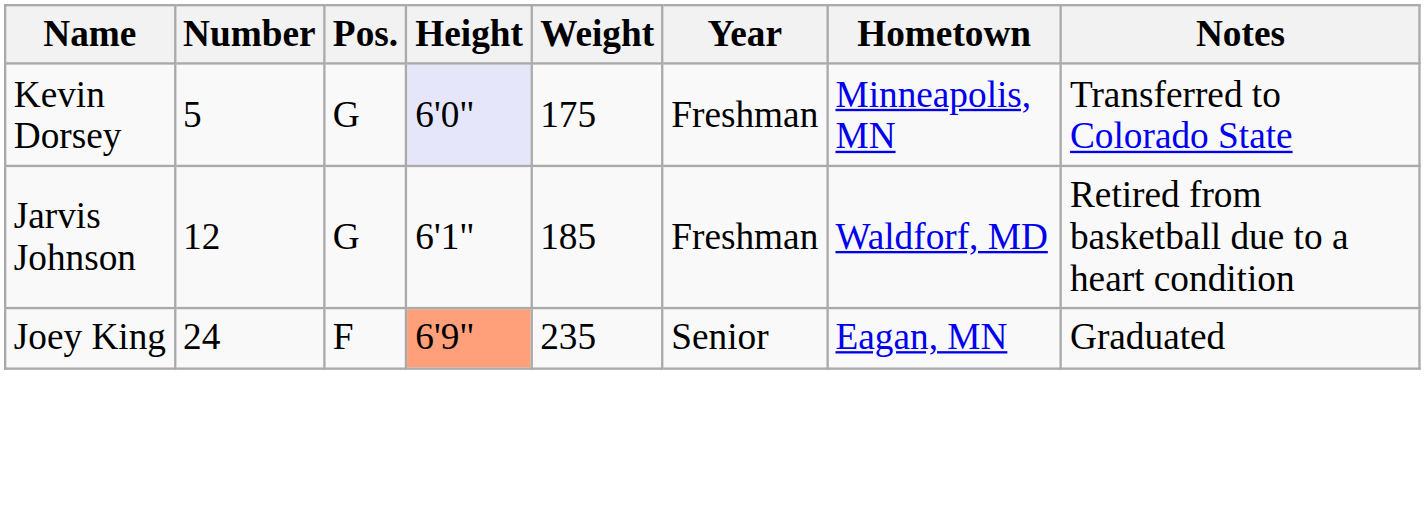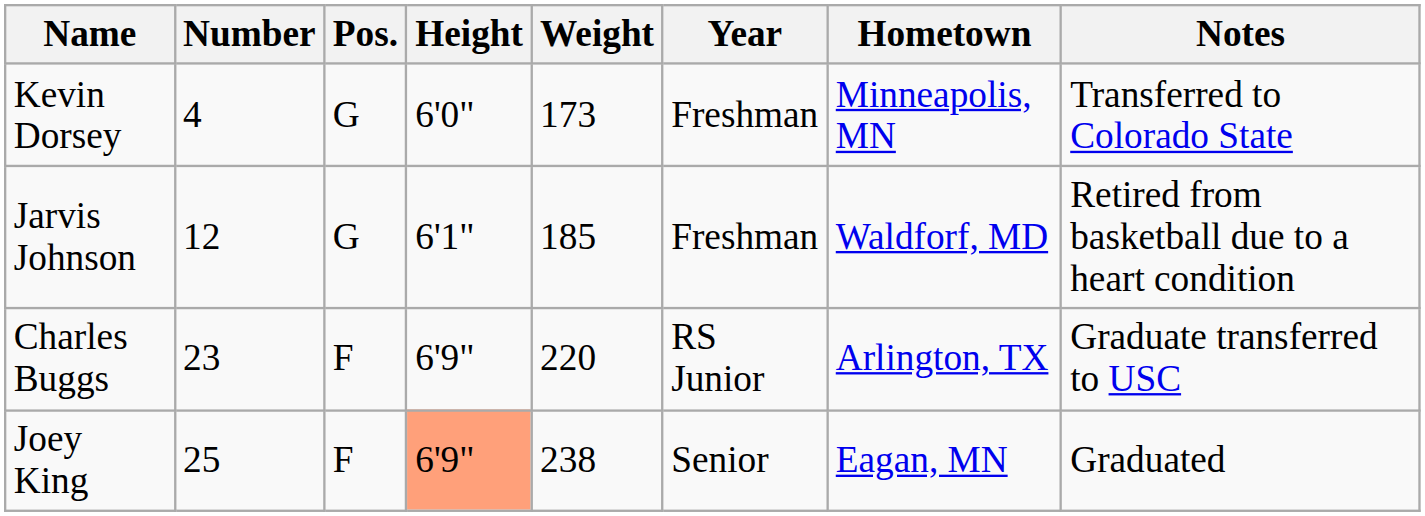(192, 114) 5 -> (192, 114) 4
(445, 114) lavender background -> (445, 114) no background
(568, 114) 175 -> (568, 114) 173
+ row: (71, 358)
(202, 337) 24 -> (202, 459) 25
(568, 337) 235 -> (568, 459) 238
